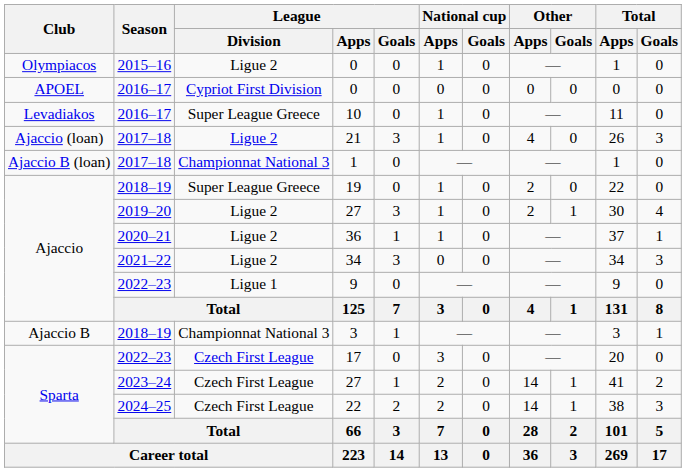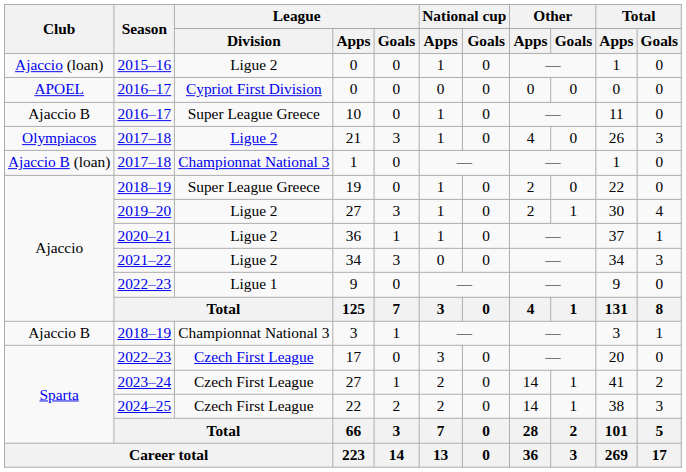(59, 65) Olympiacos -> (59, 65) Ajaccio (loan)
(59, 114) Levadiakos -> (59, 114) Ajaccio B
(59, 138) Ajaccio (loan) -> (59, 138) Olympiacos
